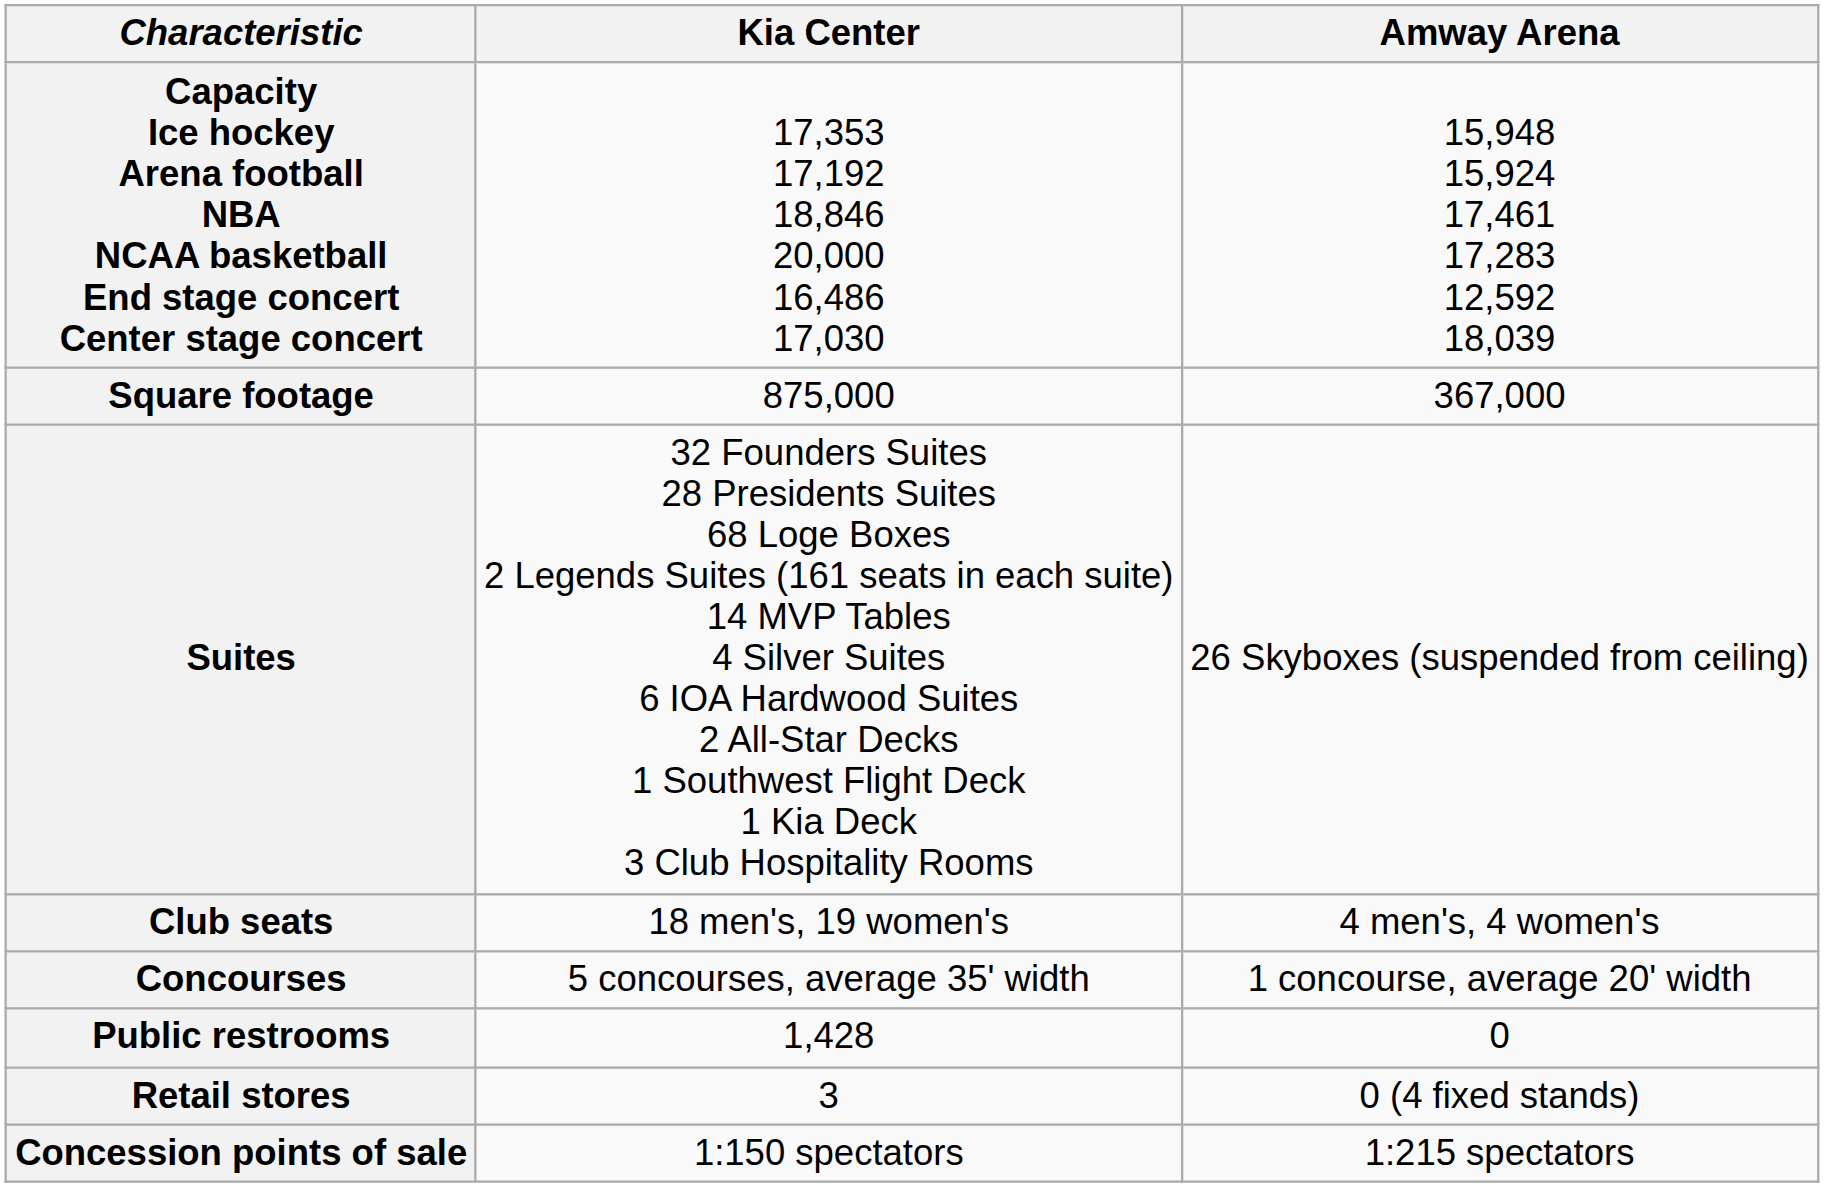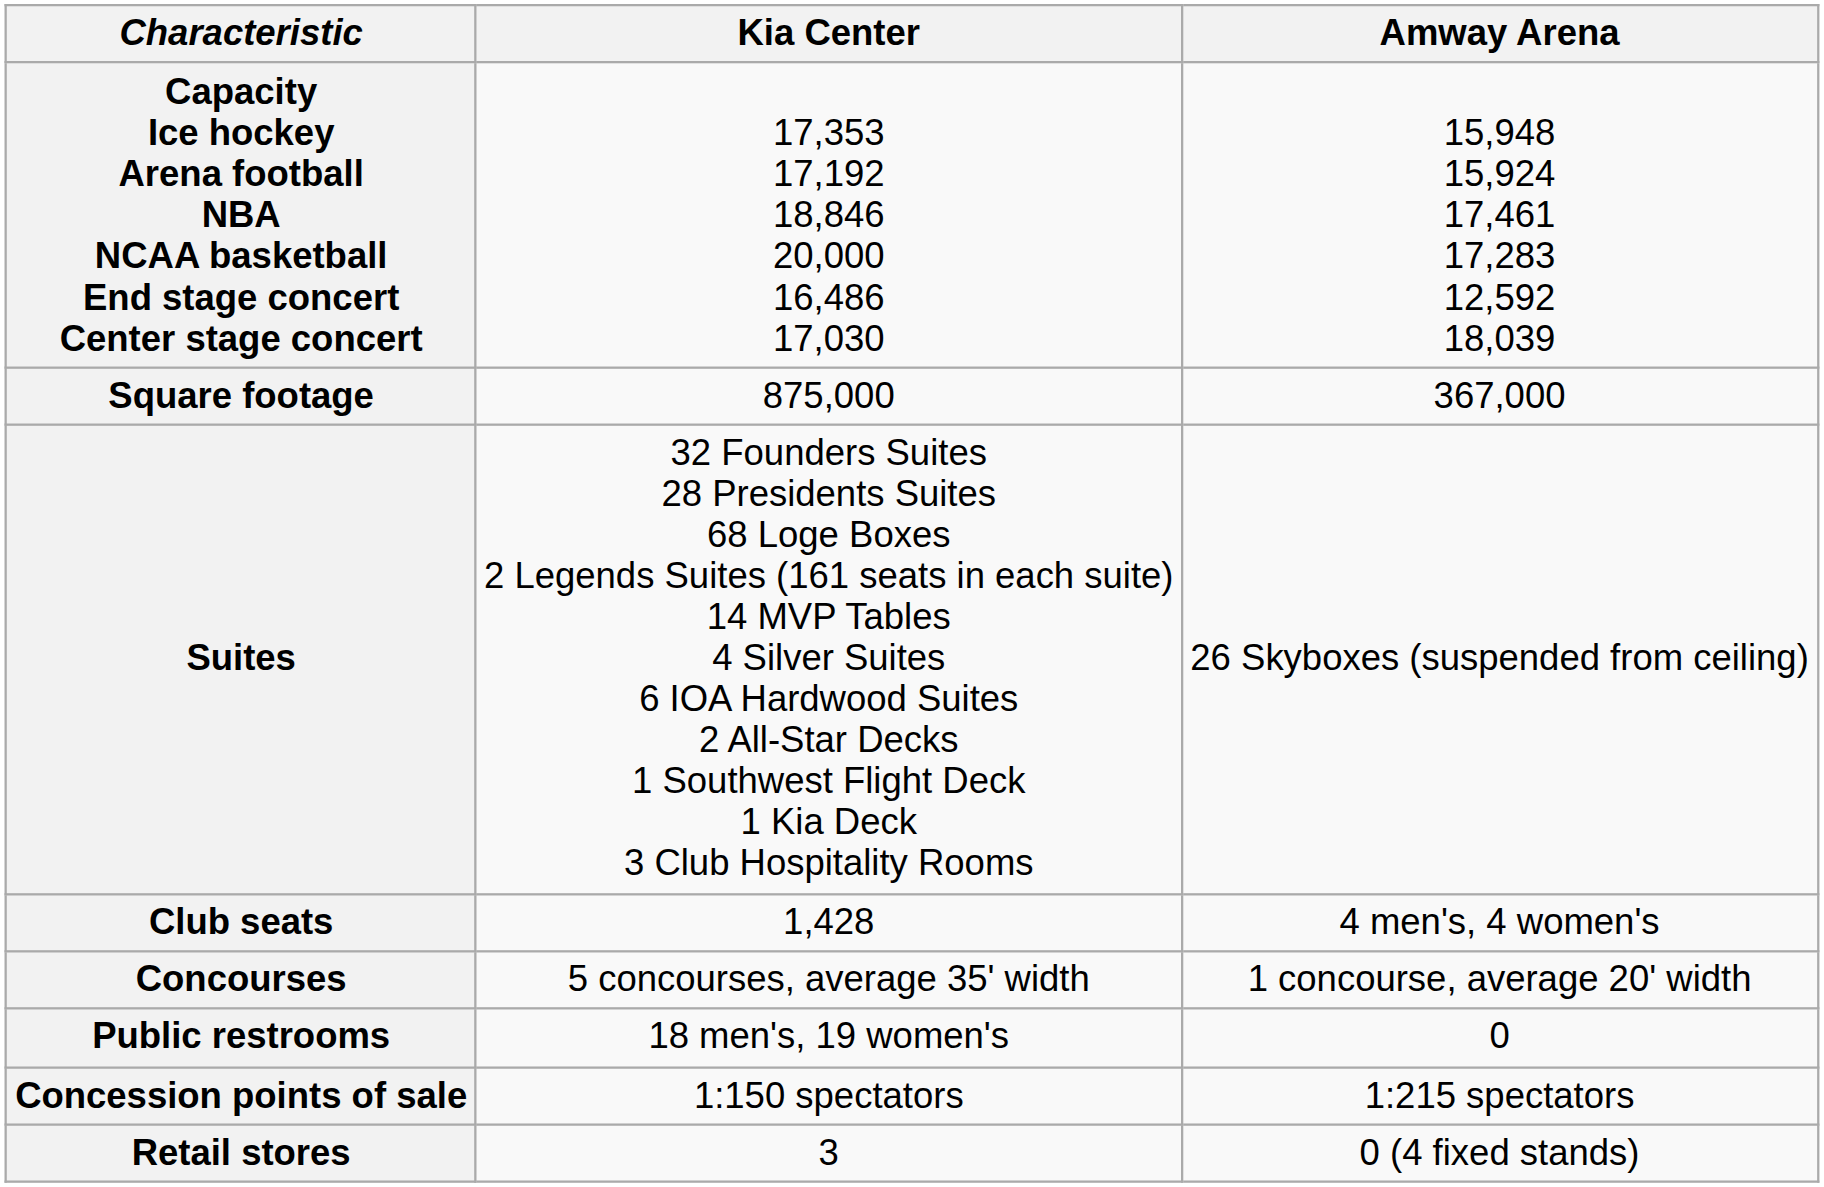(829, 921) 18 men's, 19 women's -> (829, 921) 1,428
(829, 1037) 1,428 -> (829, 1037) 18 men's, 19 women's
rows swapped: (241, 1095) <-> (241, 1152)
